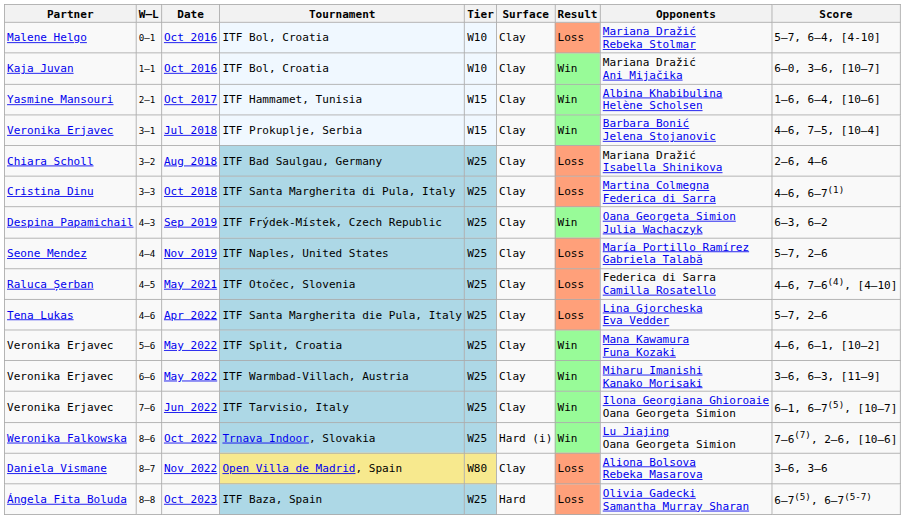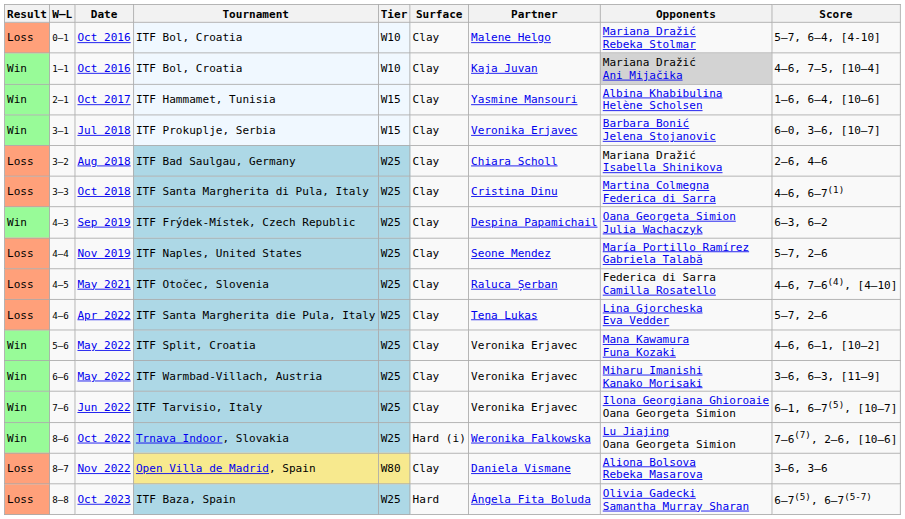columns swapped: (578, 13) <-> (70, 13)
(649, 69) no background -> (649, 69) lightgrey background
(828, 69) 6–0, 3–6, [10–7] -> (828, 69) 4–6, 7–5, [10–4]
(828, 130) 4–6, 7–5, [10–4] -> (828, 130) 6–0, 3–6, [10–7]
